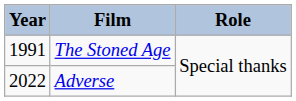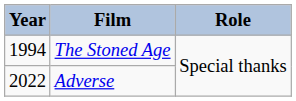(27, 50) 1991 -> (27, 50) 1994
